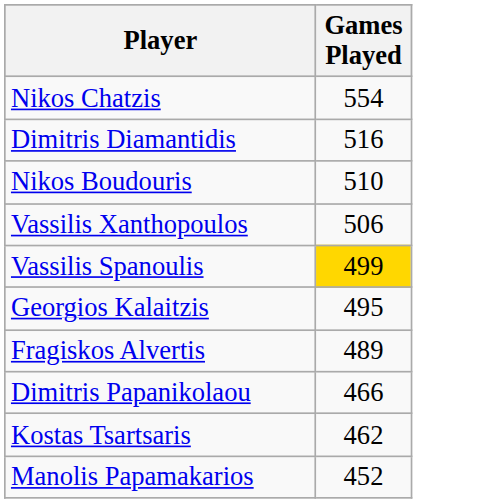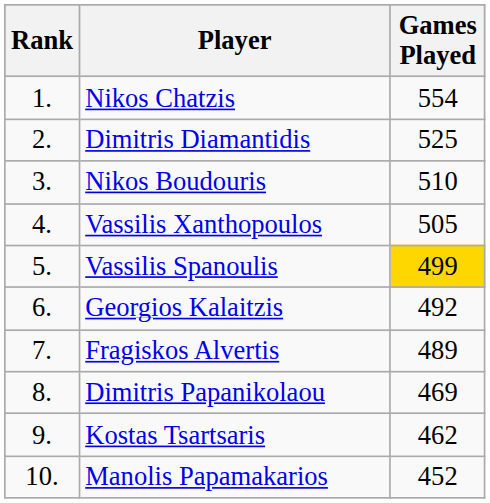+ column: (42, 40)
(363, 139) 516 -> (438, 139) 525
(363, 223) 506 -> (438, 223) 505
(363, 308) 495 -> (438, 308) 492
(363, 392) 466 -> (438, 392) 469
